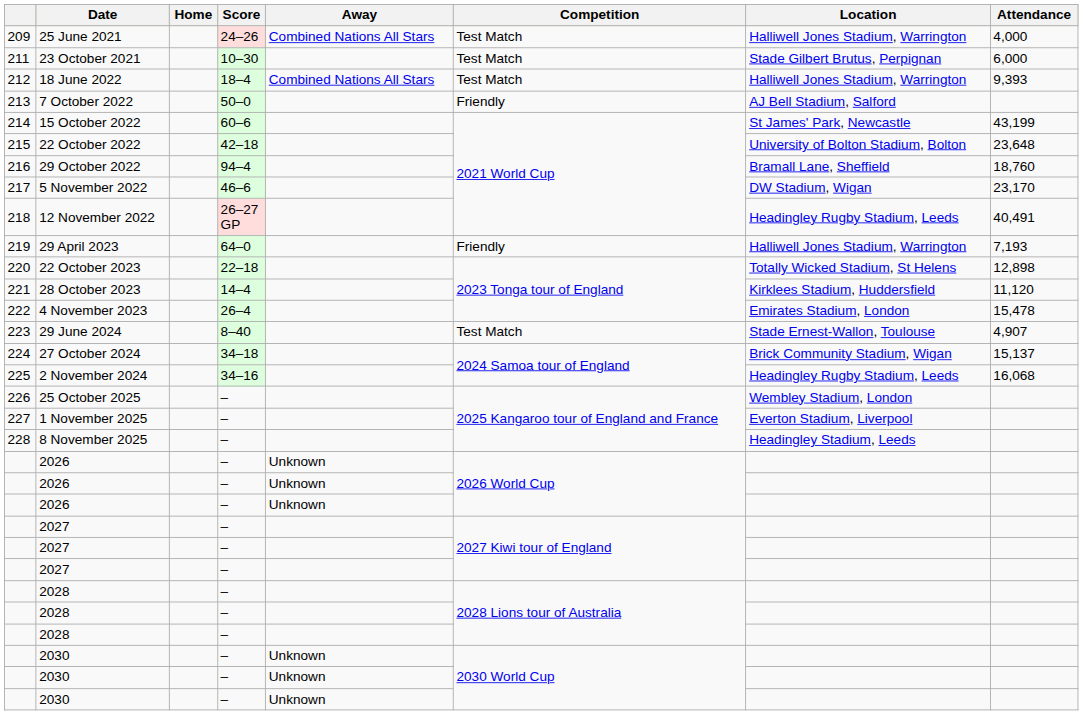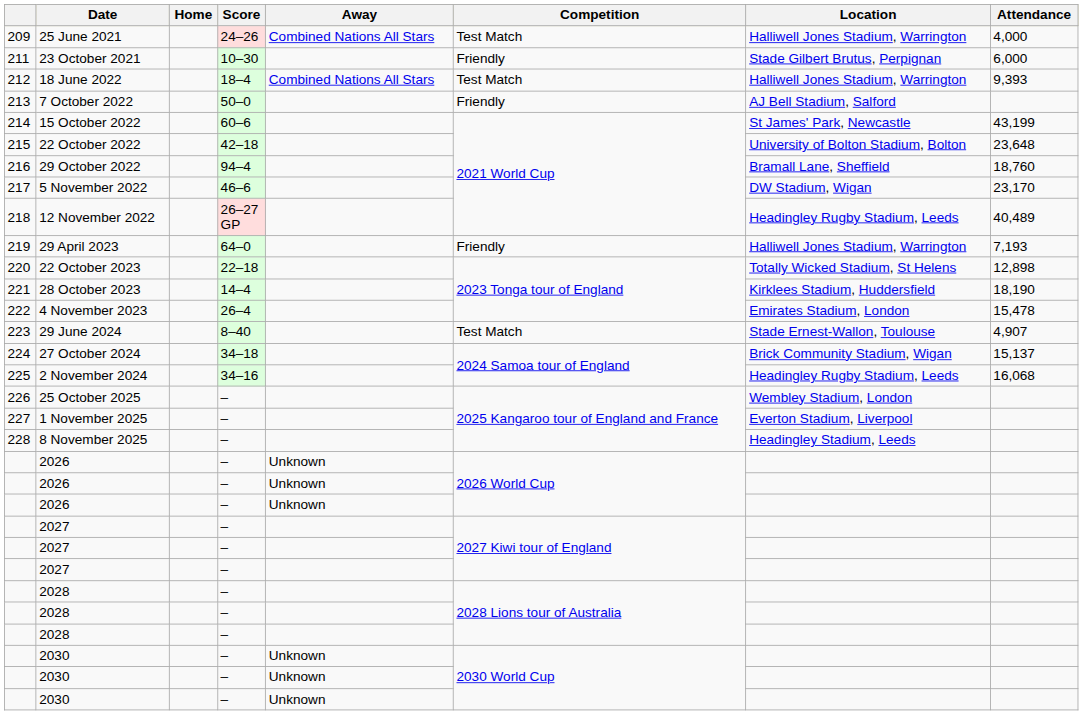(489, 58) Test Match -> (481, 58) Friendly
(1014, 217) 40,491 -> (1014, 217) 40,489
(1014, 289) 11,120 -> (1014, 289) 18,190
